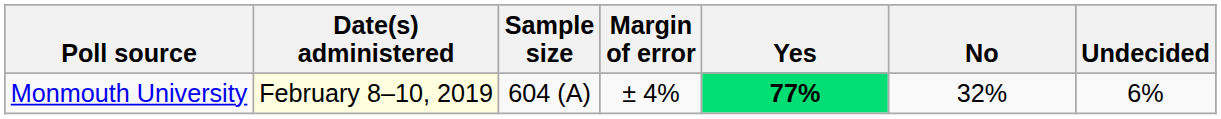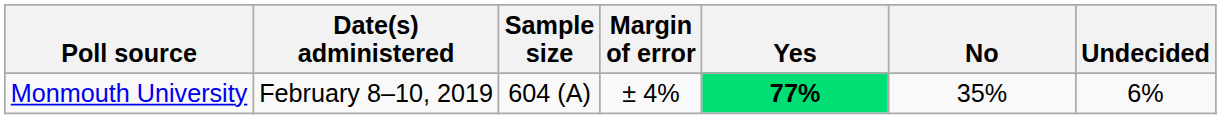(376, 93) lightyellow background -> (376, 93) no background
(982, 93) 32% -> (982, 93) 35%
